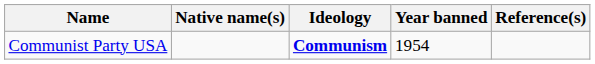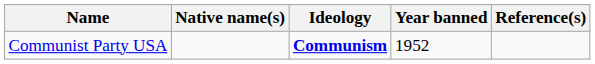(412, 45) 1954 -> (412, 45) 1952
